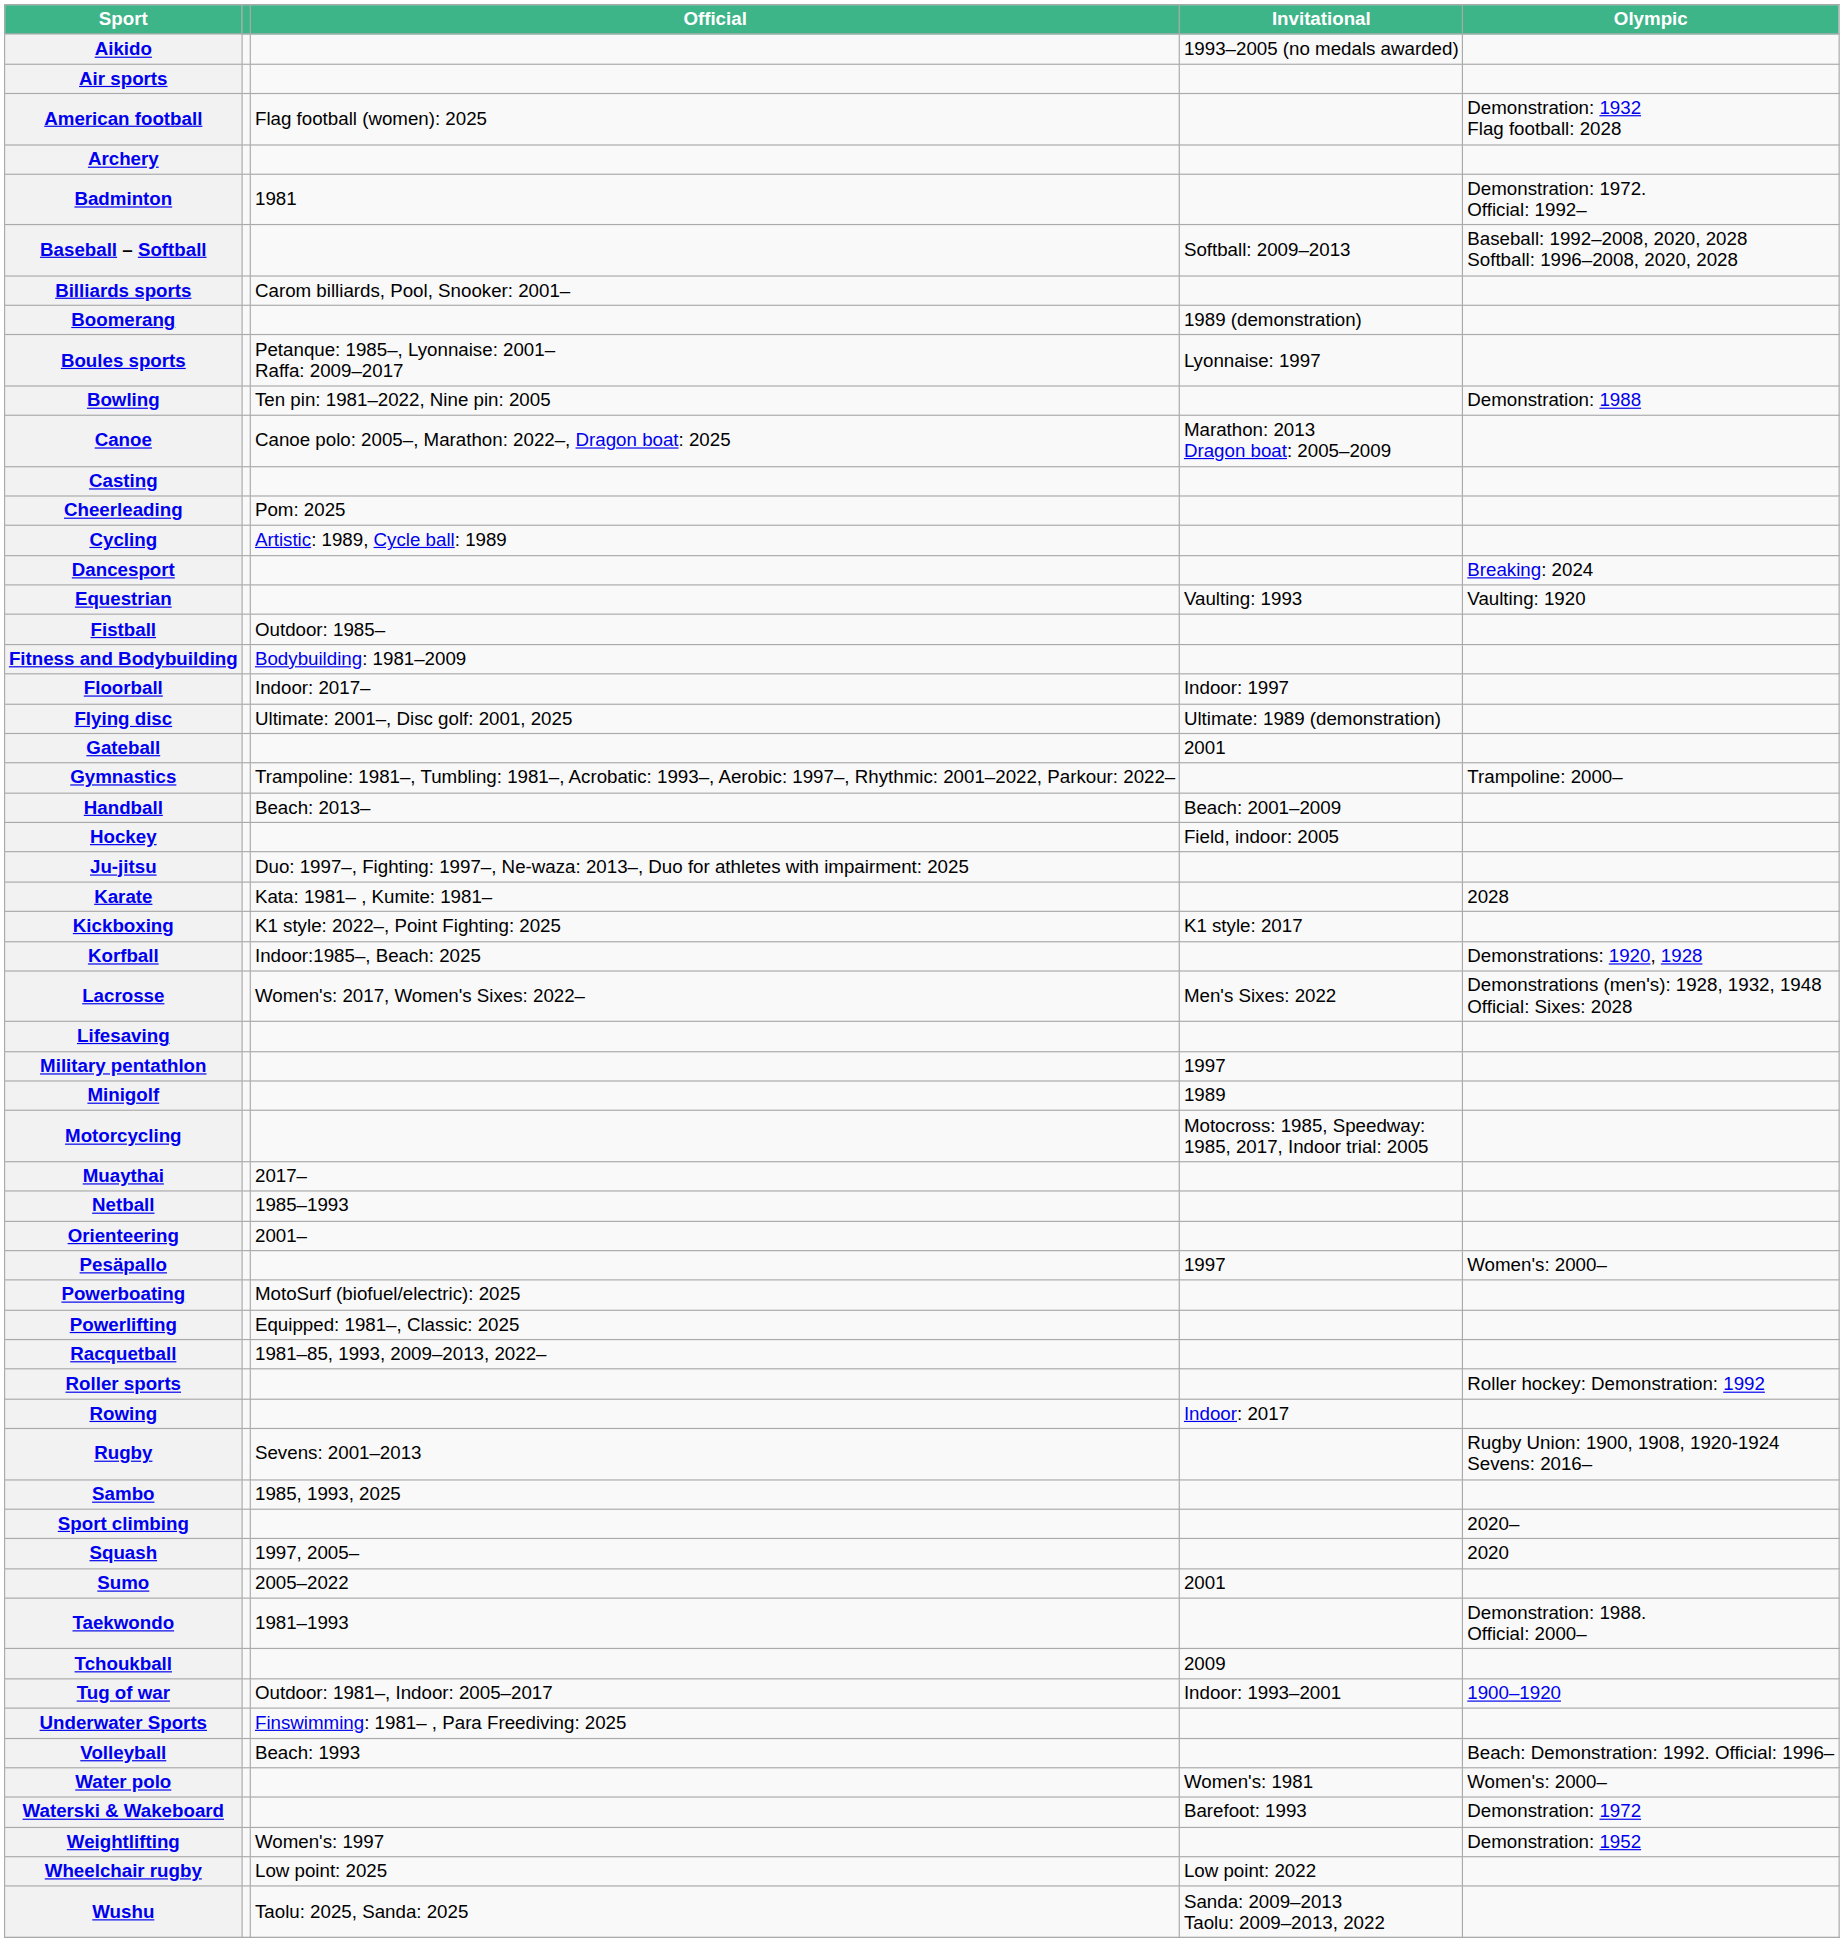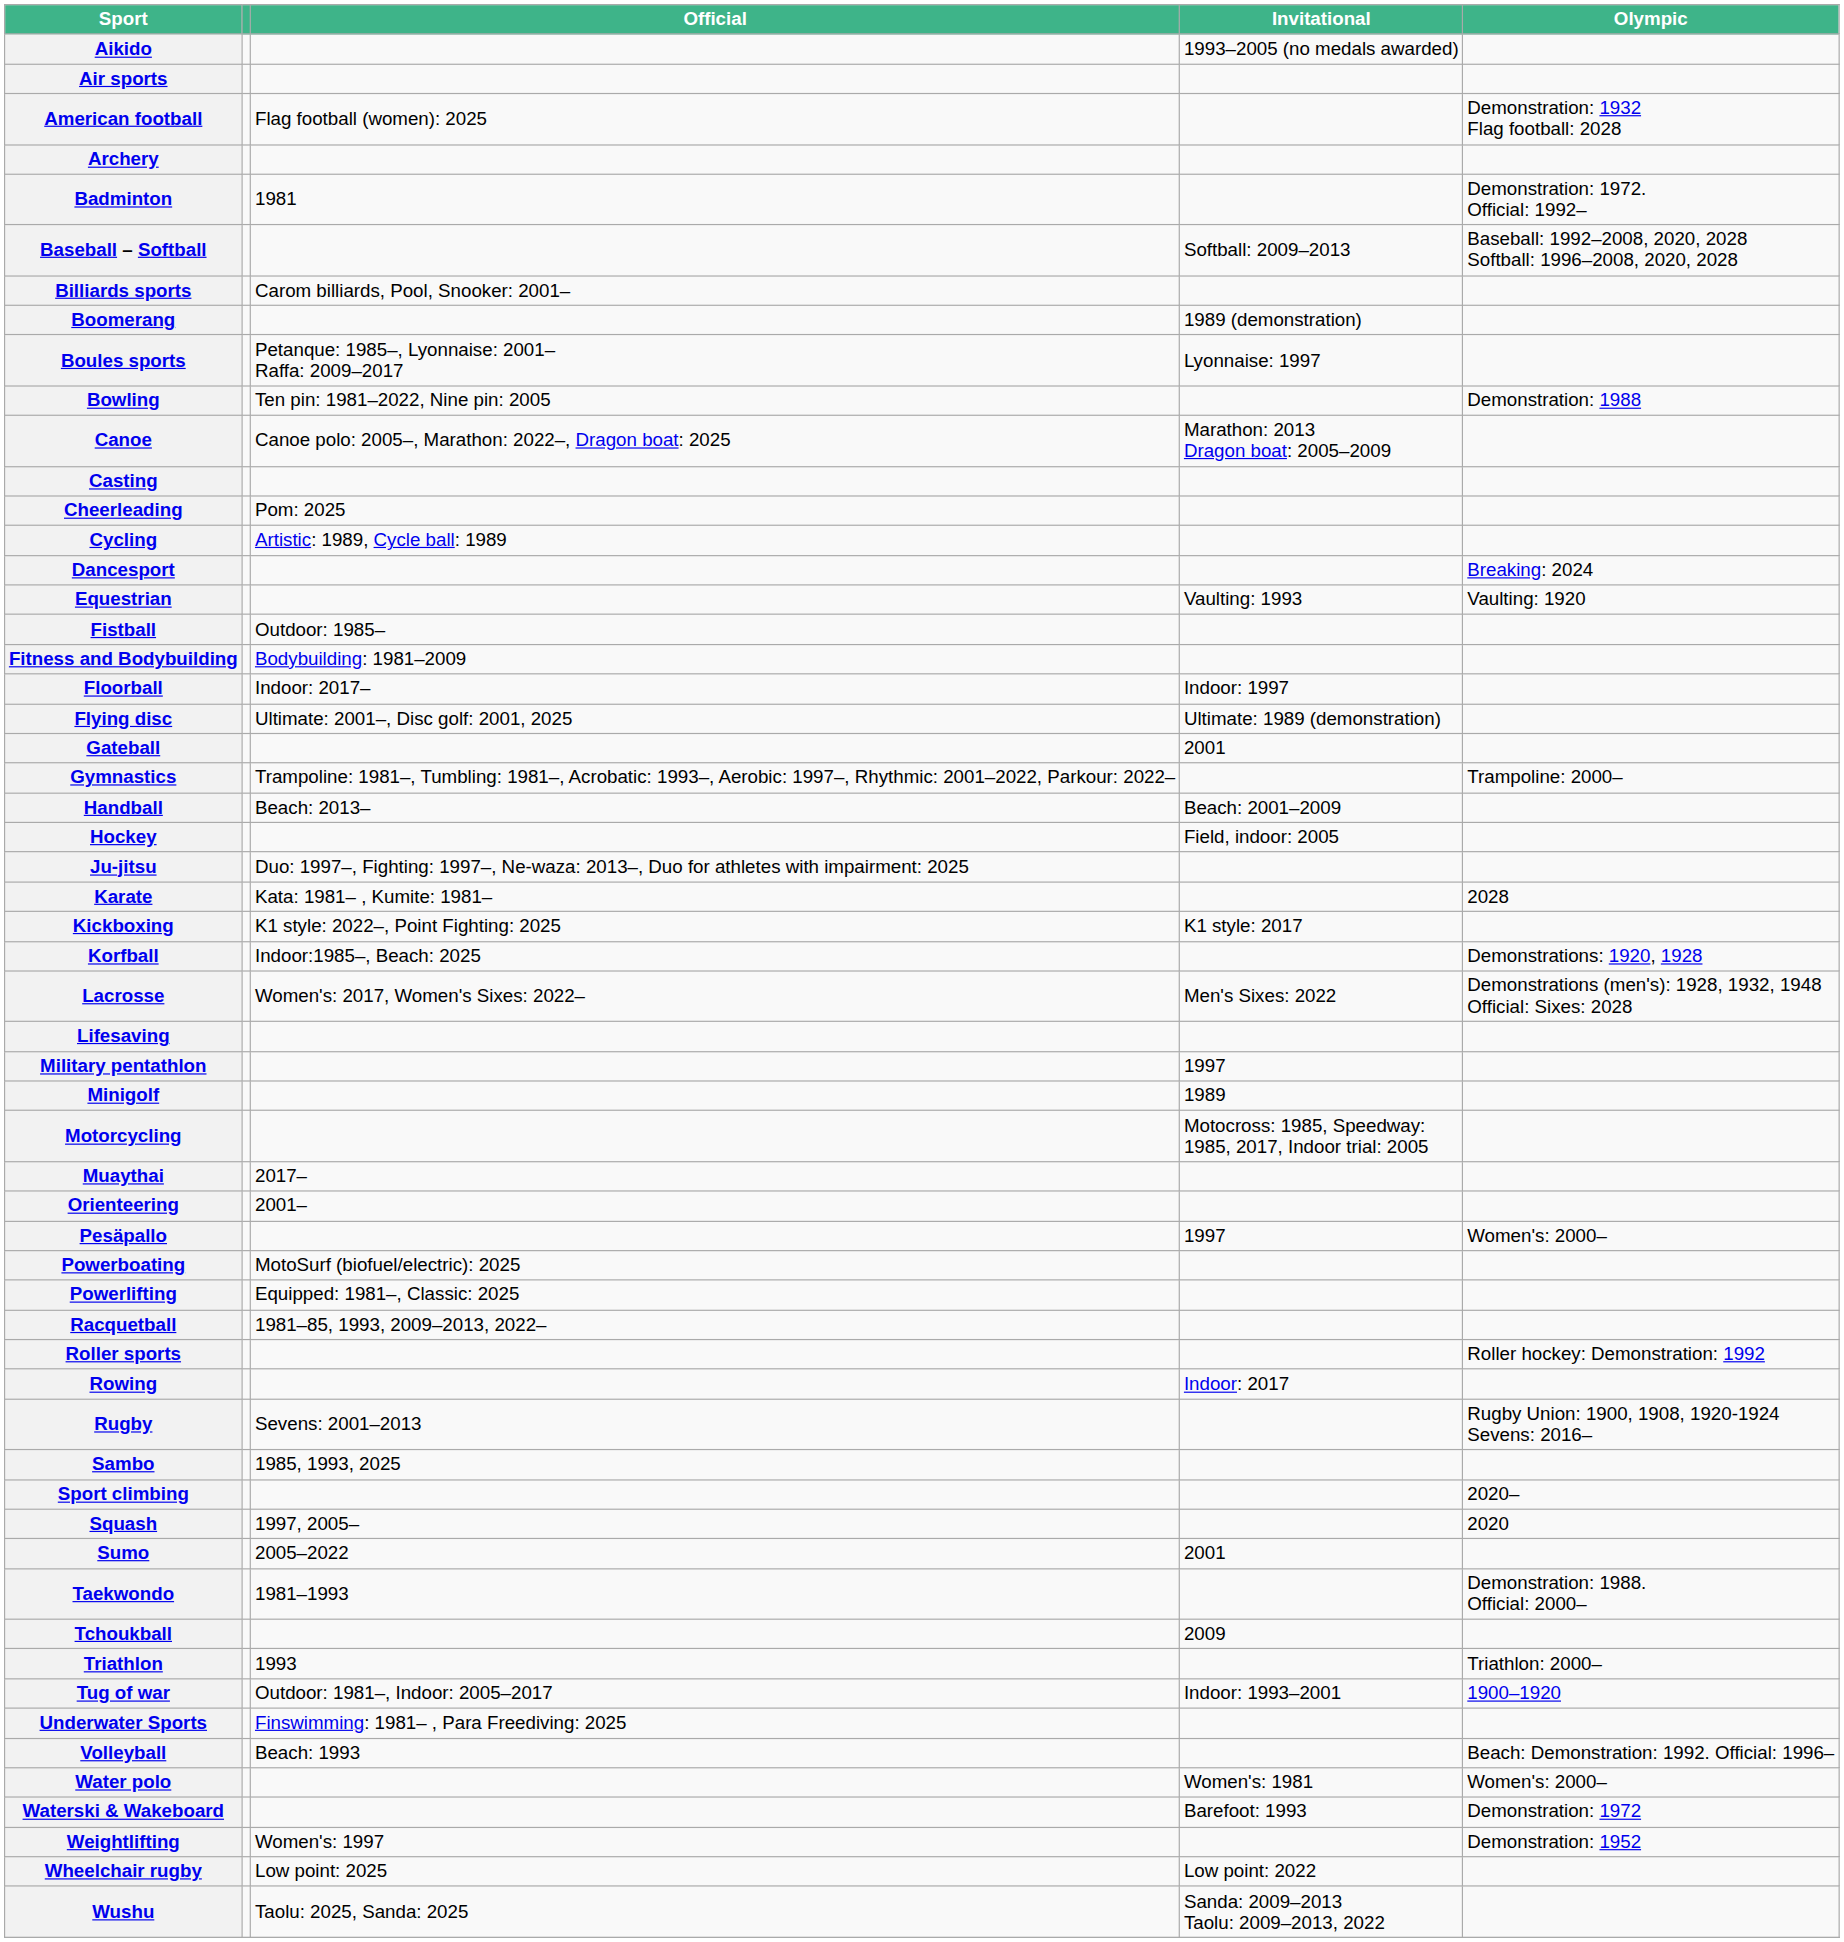- row: (123, 1205)
+ row: (123, 1663)
